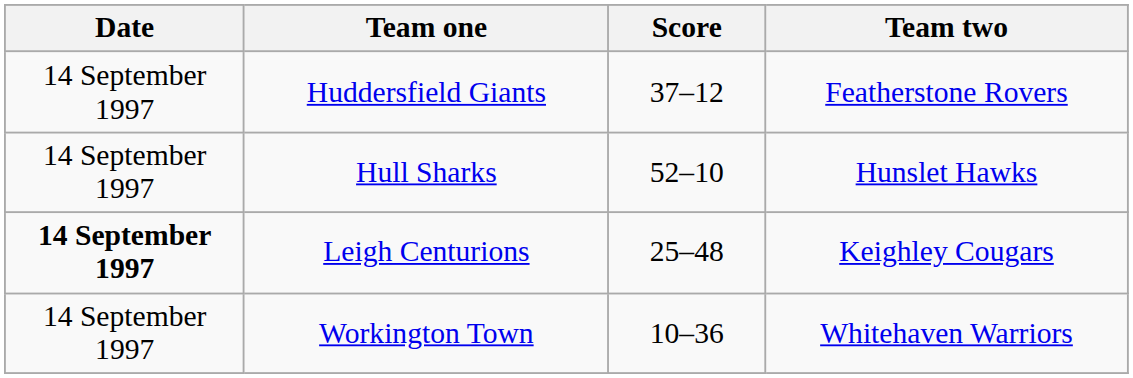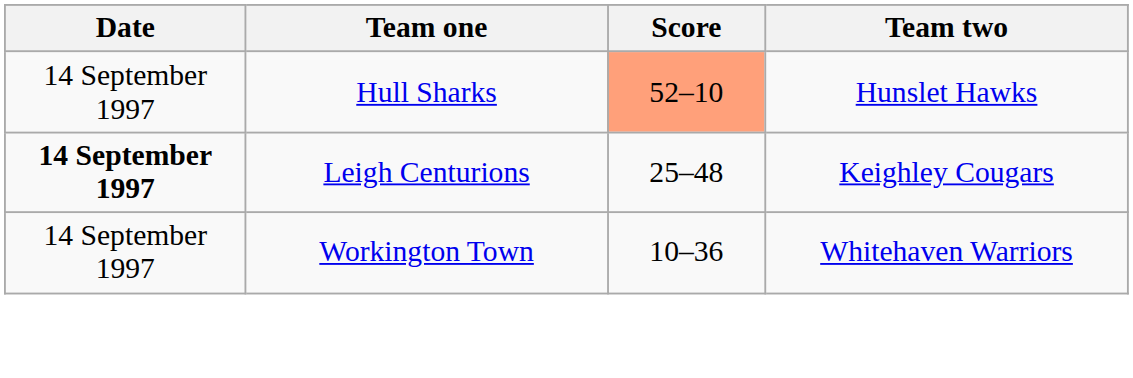- row: (426, 91)
(687, 171) no background -> (686, 91) lightsalmon background
